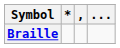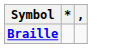- column: (101, 14)
